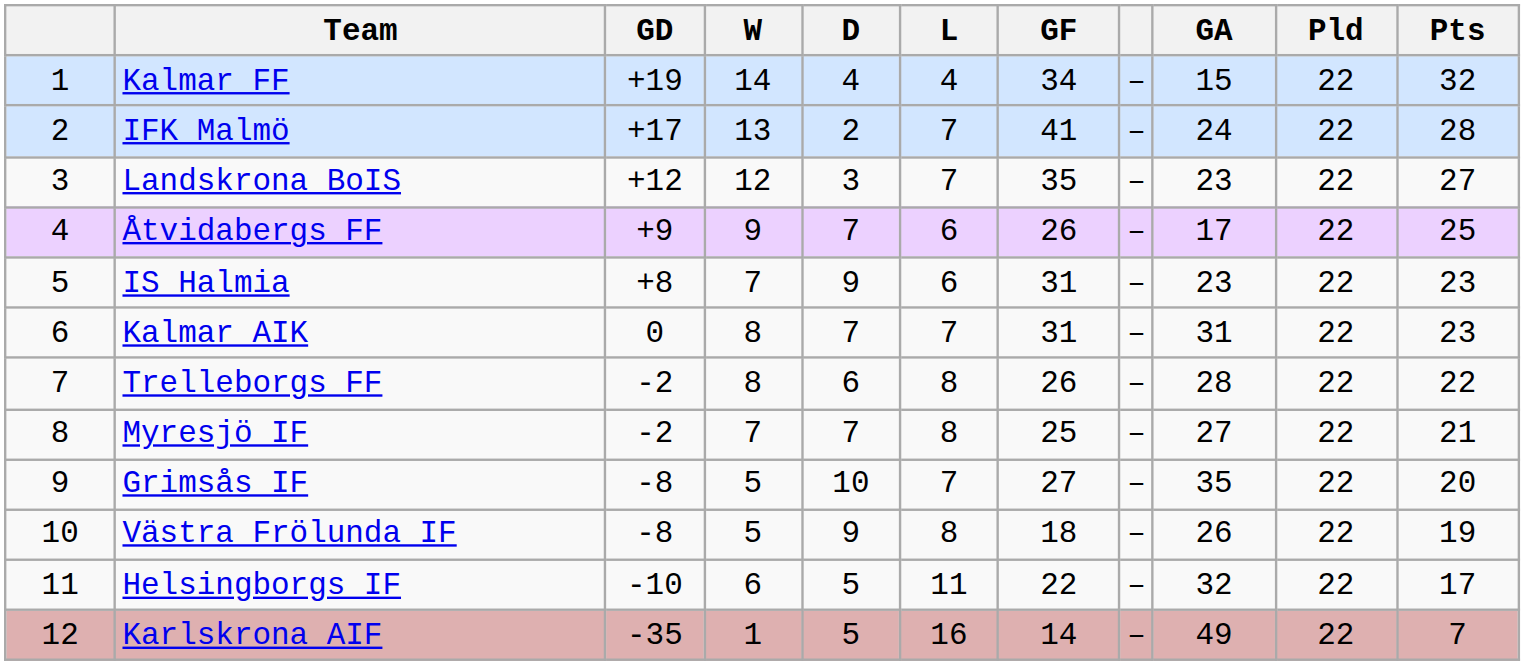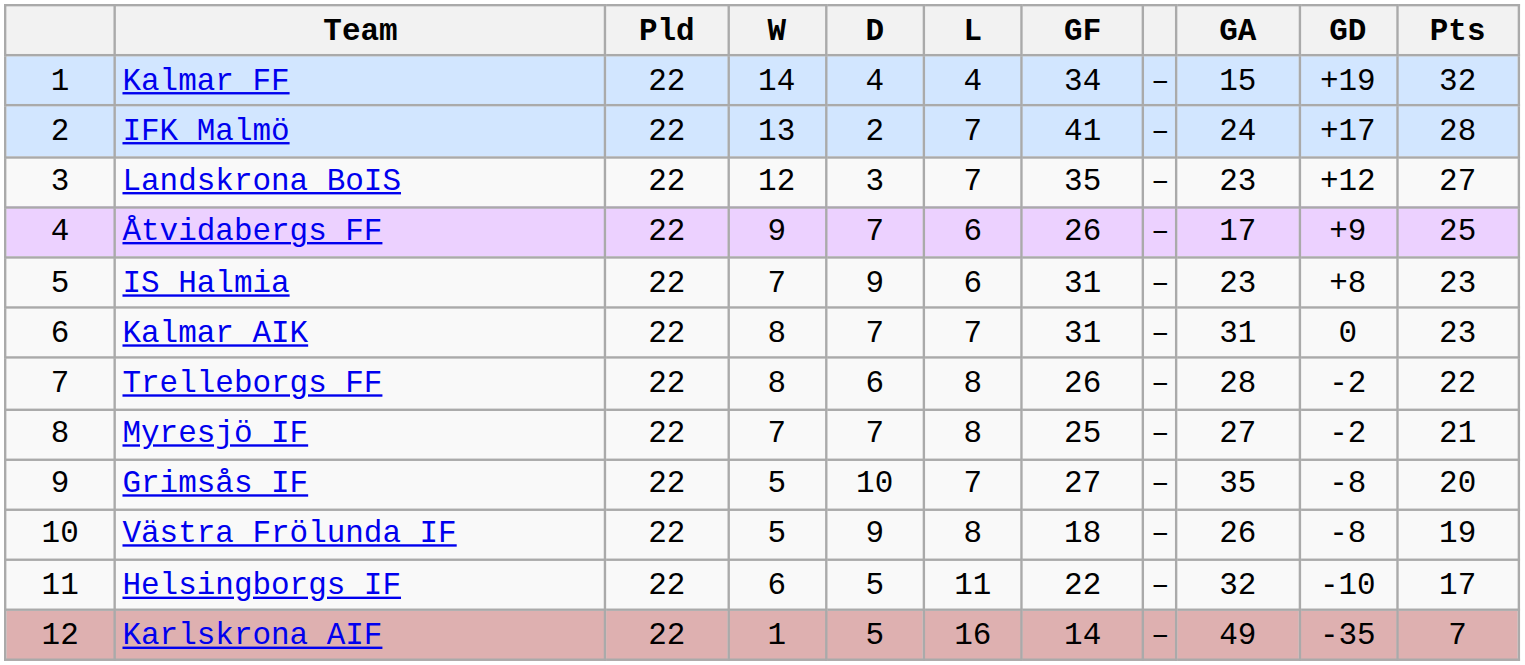columns swapped: (1336, 30) <-> (655, 30)
